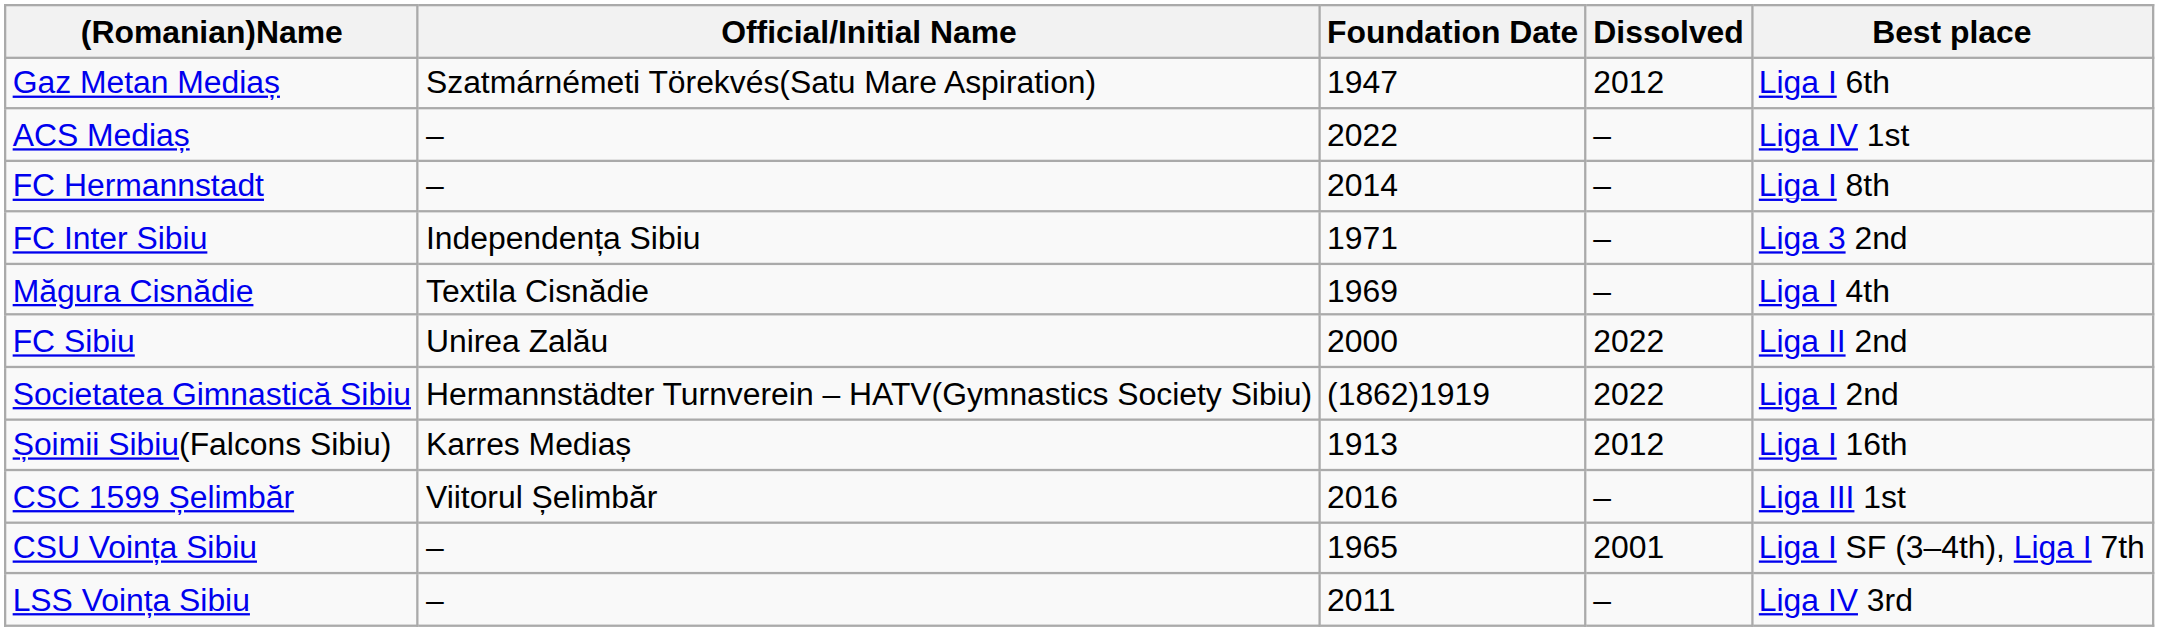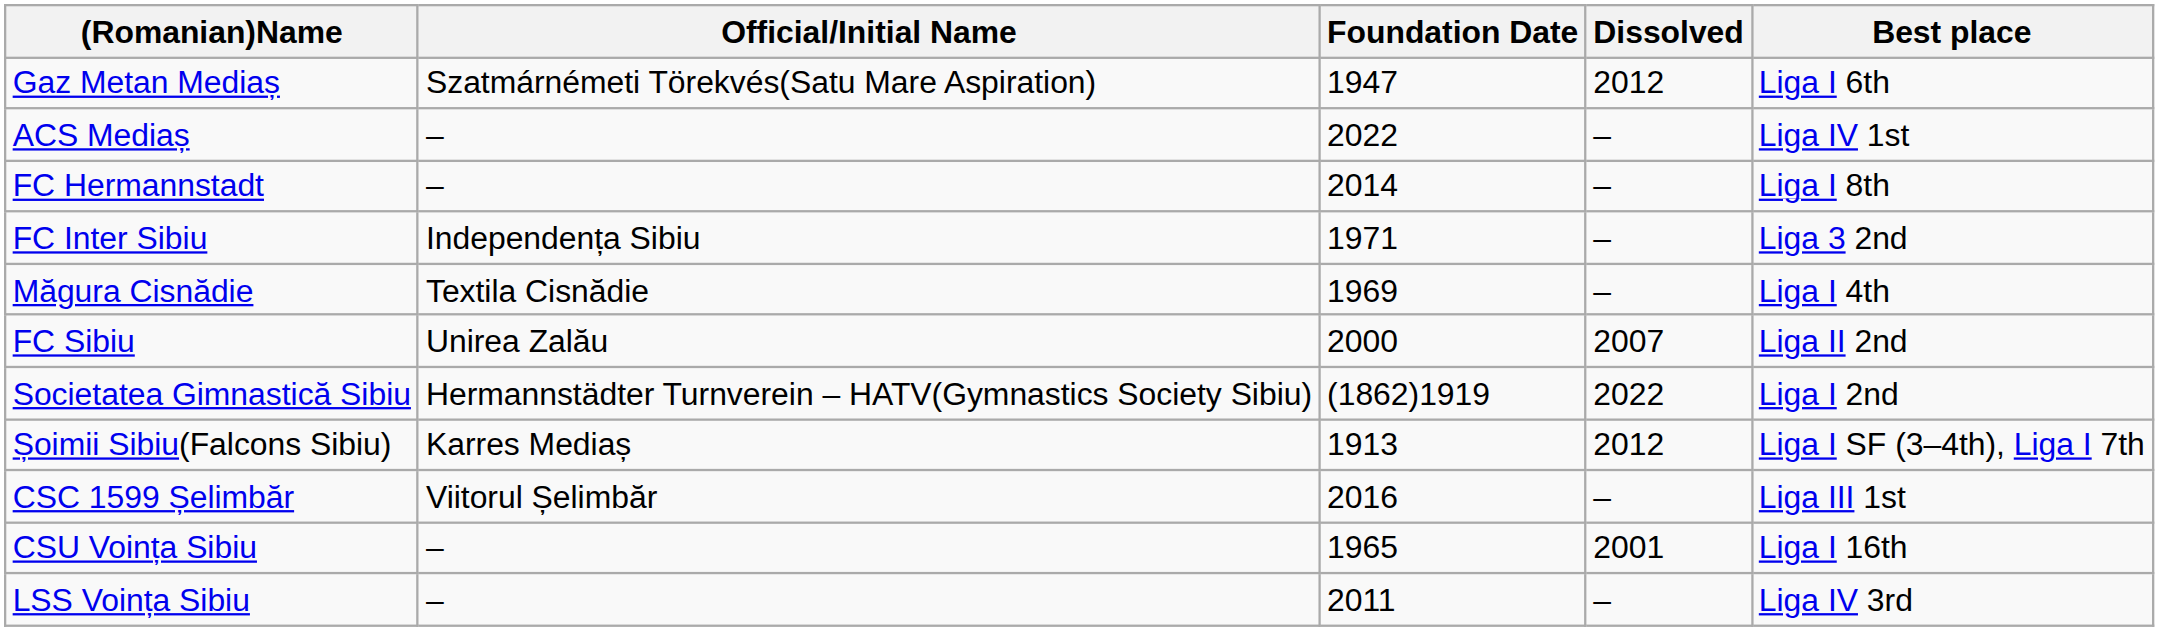(1629, 341) 2022 -> (1629, 341) 2007
(1833, 444) Liga I 16th -> (1952, 444) Liga I SF (3–4th), Liga I 7th
(1952, 548) Liga I SF (3–4th), Liga I 7th -> (1833, 548) Liga I 16th
